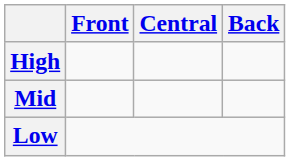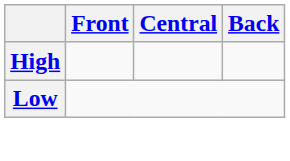- row: (35, 98)
